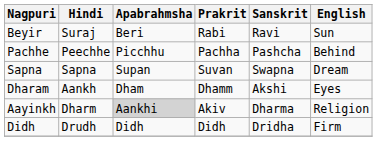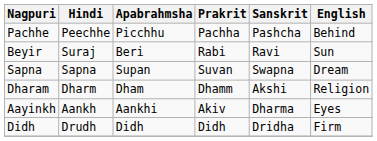rows swapped: (28, 52) <-> (25, 33)
(79, 89) Aankh -> (79, 89) Dharm
(327, 89) Eyes -> (341, 89) Religion
(79, 108) Dharm -> (79, 108) Aankh
(137, 108) lightgrey background -> (137, 108) no background
(341, 108) Religion -> (327, 108) Eyes
